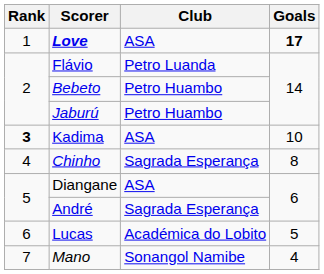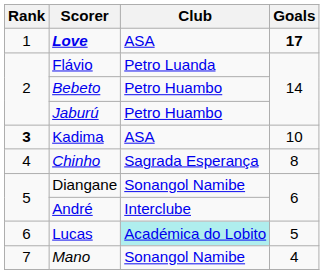(139, 185) ASA -> (185, 185) Sonangol Namibe
(191, 209) Sagrada Esperança -> (158, 209) Interclube
(195, 233) no background -> (195, 233) paleturquoise background
